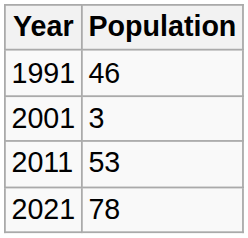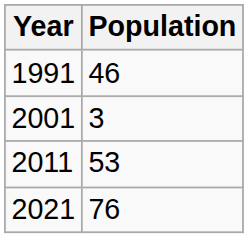(104, 208) 78 -> (104, 208) 76
